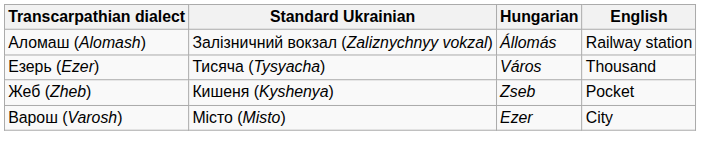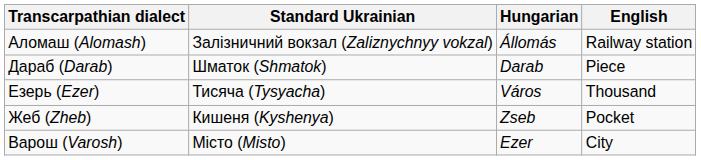+ row: (60, 67)
